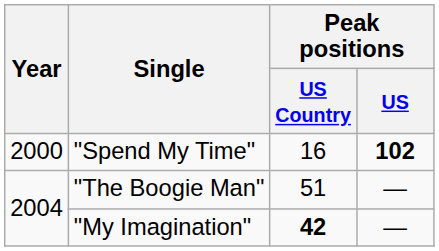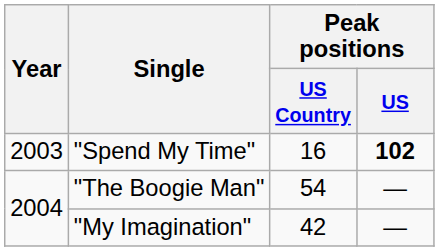(37, 151) 2000 -> (37, 151) 2003
(313, 189) 51 -> (313, 189) 54
(313, 226) bold -> (313, 226) normal
